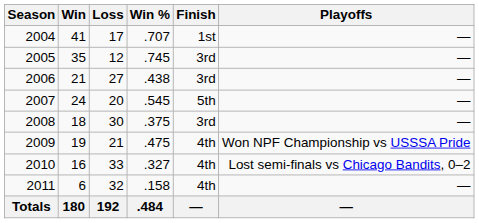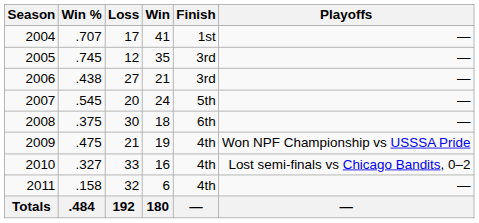columns swapped: (74, 15) <-> (150, 15)
(206, 121) 3rd -> (206, 121) 6th
